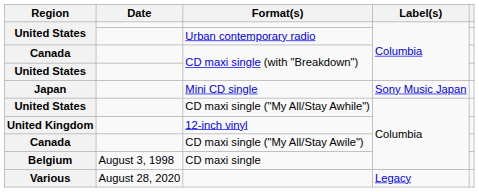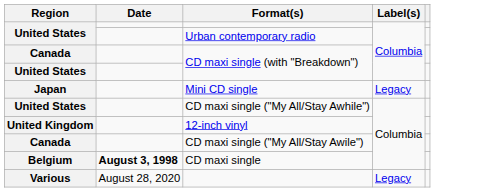(421, 89) Sony Music Japan -> (393, 89) Legacy
(136, 160) normal -> (138, 160) bold
